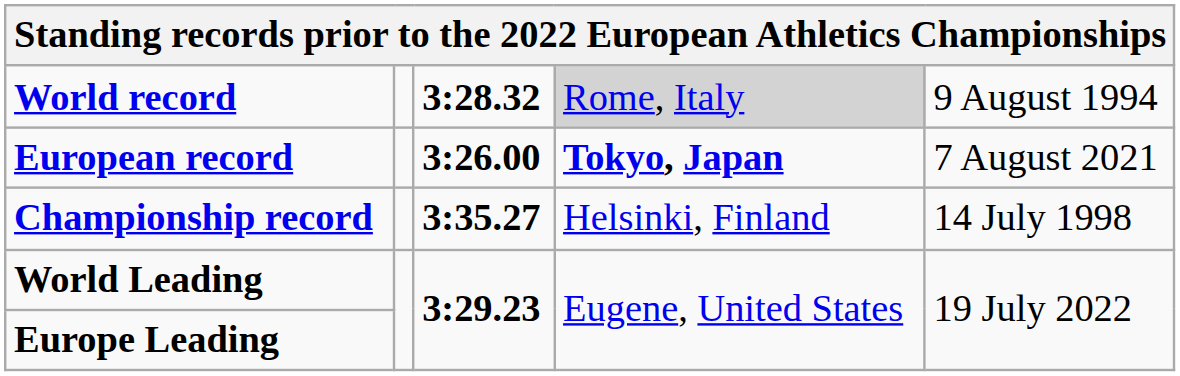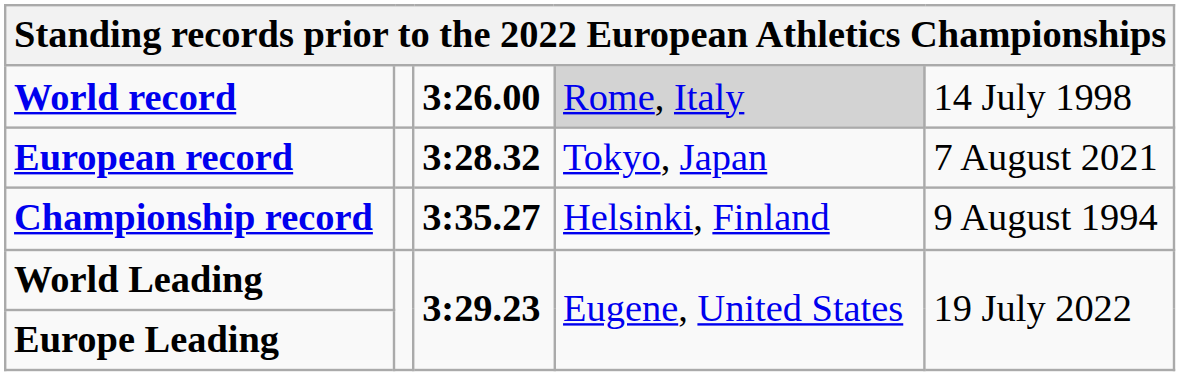(481, 95) 3:28.32 -> (481, 95) 3:26.00
(1046, 95) 9 August 1994 -> (1033, 95) 14 July 1998
(481, 156) 3:26.00 -> (481, 156) 3:28.32
(673, 156) bold -> (665, 156) normal
(1033, 217) 14 July 1998 -> (1046, 217) 9 August 1994
